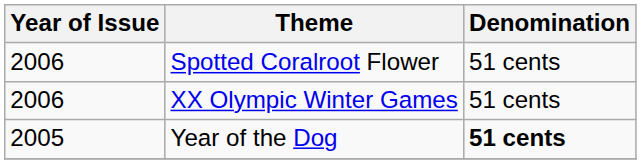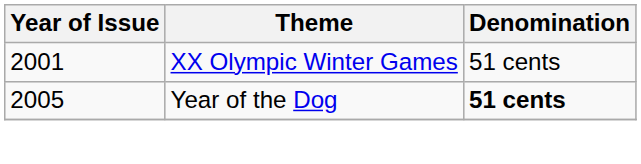- row: (305, 61)
(37, 100) 2006 -> (37, 61) 2001
